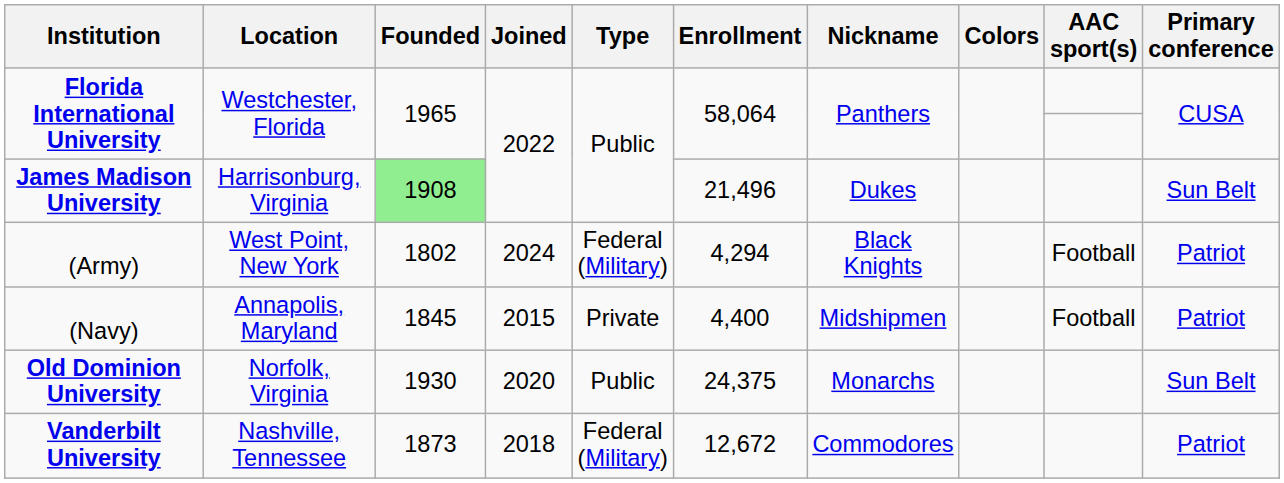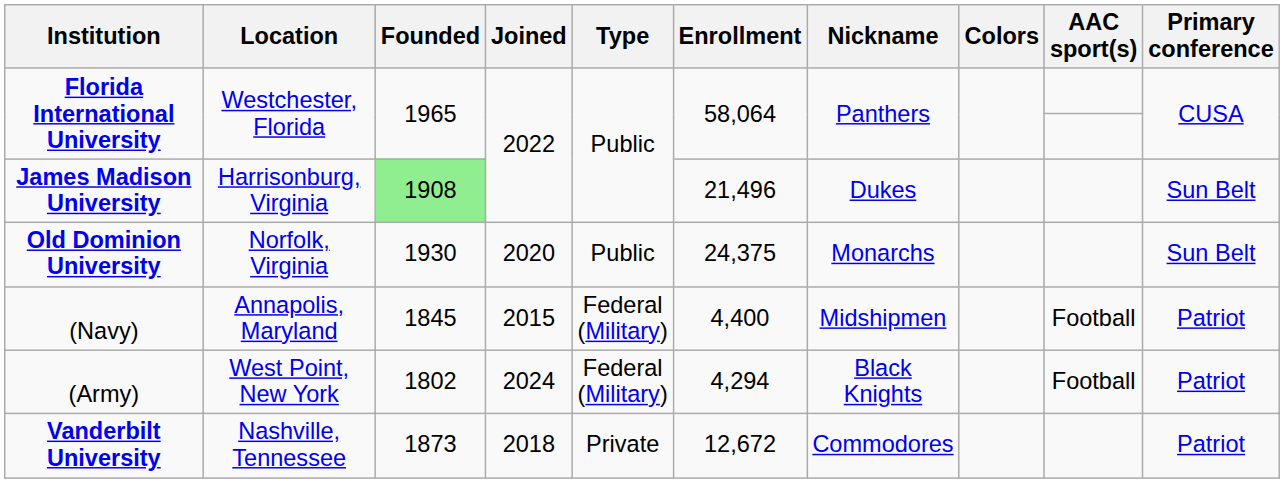rows swapped: (104, 267) <-> (104, 381)
(623, 317) Private -> (623, 317) Federal (Military)
(623, 445) Federal (Military) -> (623, 445) Private
